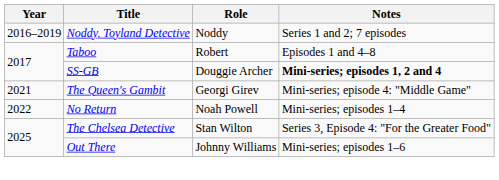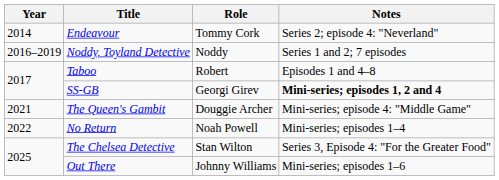+ row: (93, 33)
(234, 71) Douggie Archer -> (227, 90) Georgi Girev
(227, 90) Georgi Girev -> (234, 109) Douggie Archer
